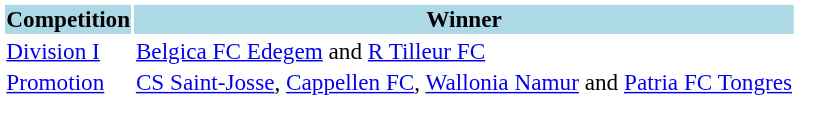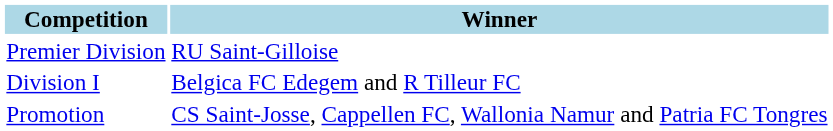+ row: (86, 51)
